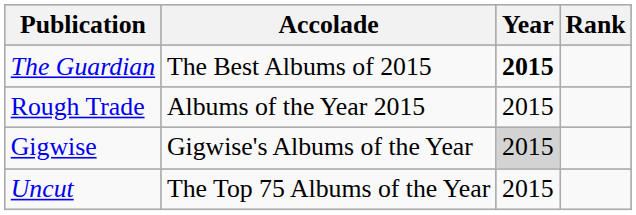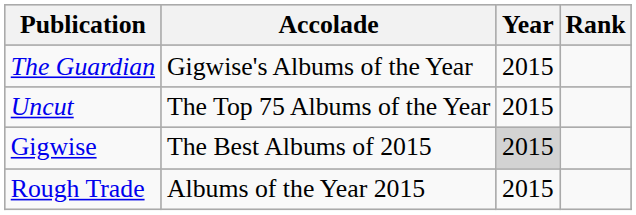(299, 65) The Best Albums of 2015 -> (320, 65) Gigwise's Albums of the Year
(528, 65) bold -> (528, 65) normal
rows swapped: (78, 106) <-> (42, 188)
(320, 147) Gigwise's Albums of the Year -> (299, 147) The Best Albums of 2015
